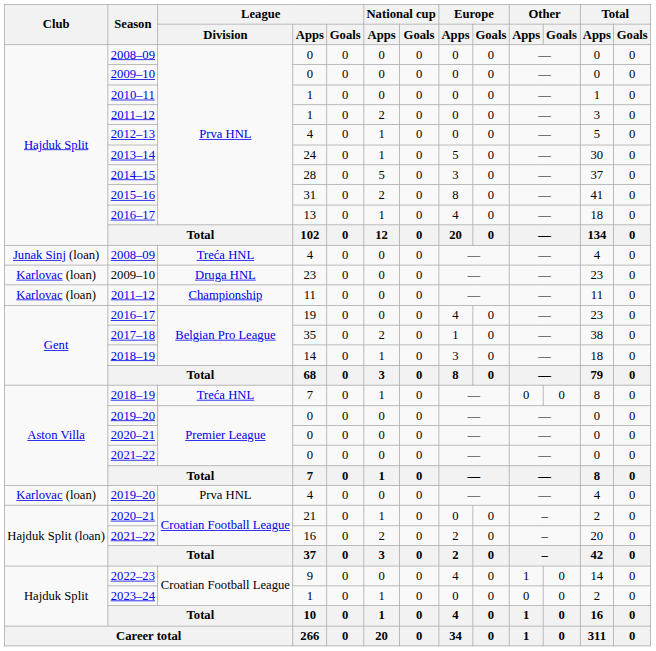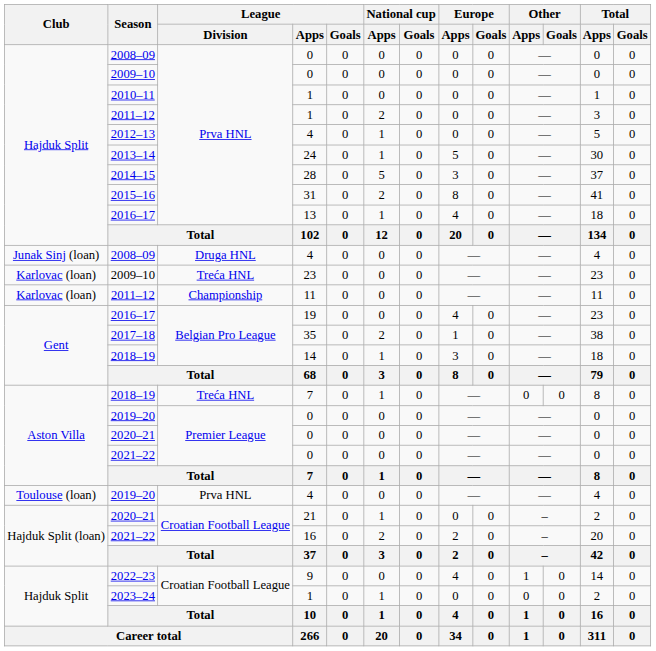(225, 255) Treća HNL -> (225, 255) Druga HNL
(225, 275) Druga HNL -> (225, 275) Treća HNL
(56, 495) Karlovac (loan) -> (56, 495) Toulouse (loan)
